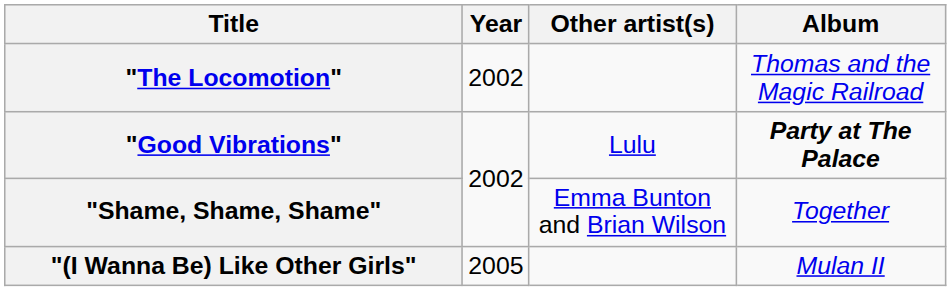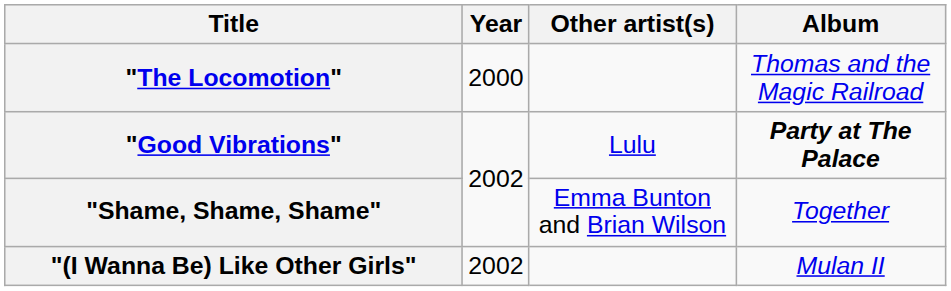(496, 77) 2002 -> (496, 77) 2000
(496, 265) 2005 -> (496, 265) 2002
